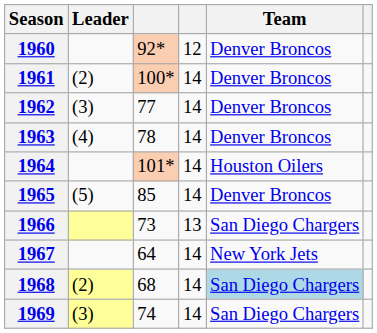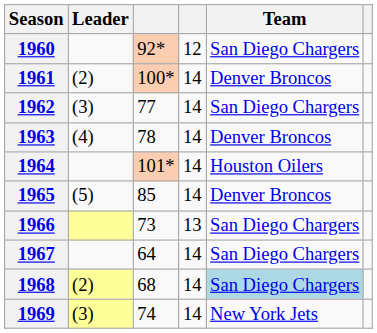(271, 48) Denver Broncos -> (285, 48) San Diego Chargers
(271, 107) Denver Broncos -> (285, 107) San Diego Chargers
(264, 254) New York Jets -> (285, 254) San Diego Chargers
(285, 313) San Diego Chargers -> (264, 313) New York Jets
